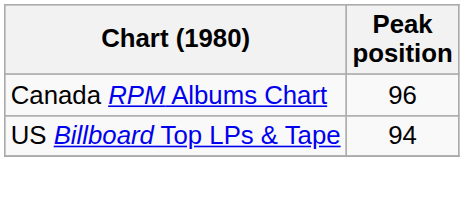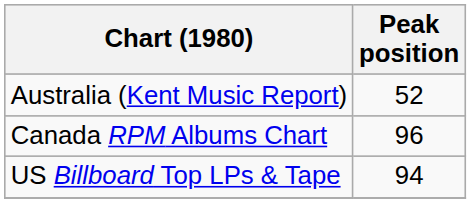+ row: (179, 94)
